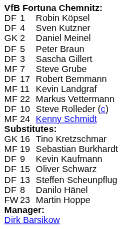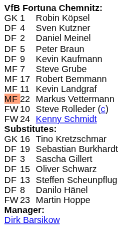(10, 18) DF -> (11, 18) GK
(11, 38) GK -> (10, 38) DF
rows swapped: (69, 159) <-> (64, 58)
(10, 79) DF -> (11, 79) MF
(11, 99) no background -> (11, 99) lightsalmon background
(10, 109) DF -> (11, 109) FW
(11, 119) MF -> (11, 119) FW
(11, 149) MF -> (10, 149) DF
